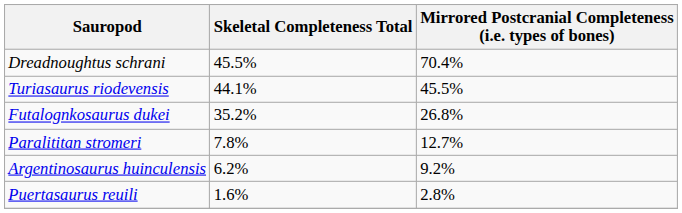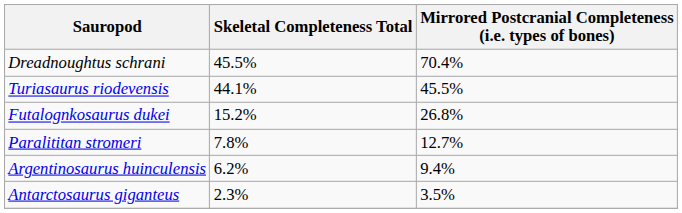(235, 115) 35.2% -> (235, 115) 15.2%
(437, 168) 9.2% -> (437, 168) 9.4%
+ row: (94, 194)
- row: (73, 194)
